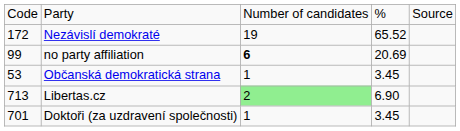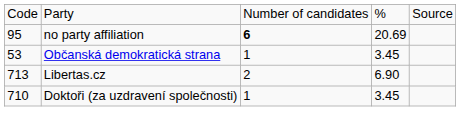- row: (102, 34)
(14, 55) 99 -> (14, 34) 95
(247, 95) lightgreen background -> (247, 75) no background
(18, 116) 701 -> (18, 95) 710
